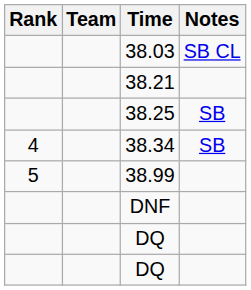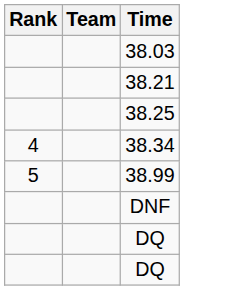- column: (212, 20)
